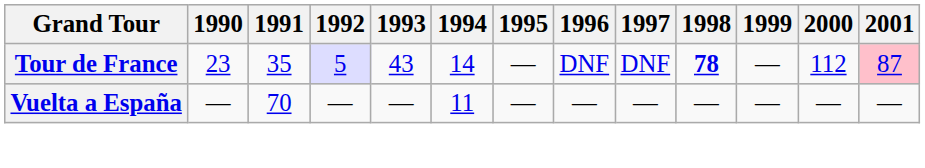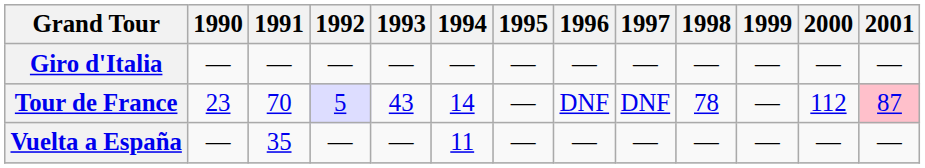+ row: (96, 63)
(279, 63) 35 -> (279, 102) 70
(706, 63) bold -> (706, 102) normal
(279, 102) 70 -> (279, 142) 35
